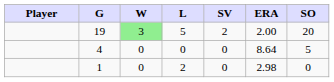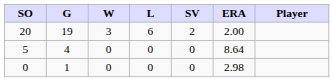columns swapped: (41, 13) <-> (308, 13)
(141, 31) lightgreen background -> (109, 31) no background
(183, 31) 5 -> (150, 31) 6
(183, 67) 2 -> (150, 67) 0
